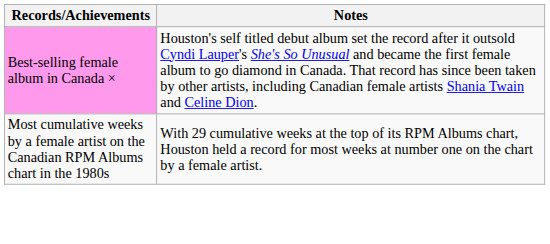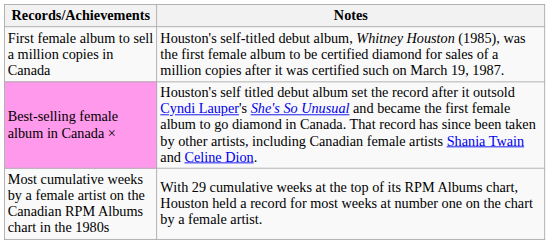+ row: (80, 54)
